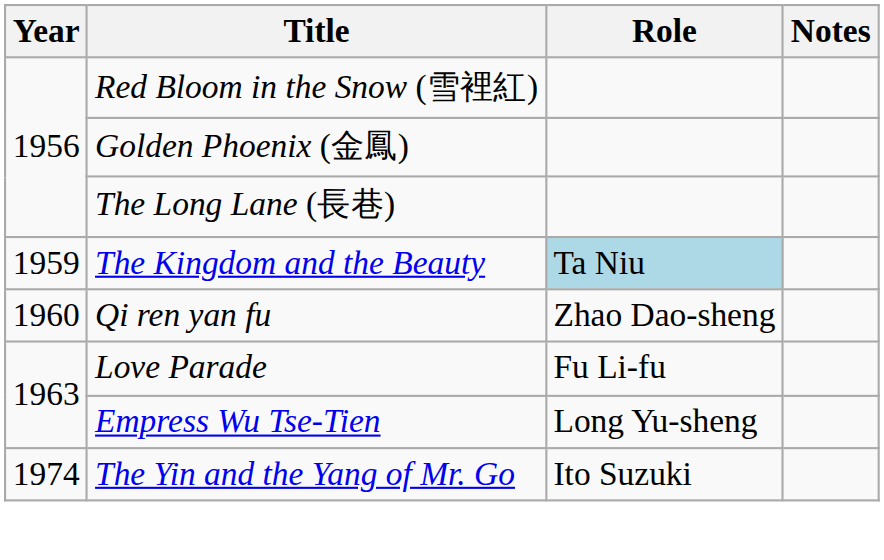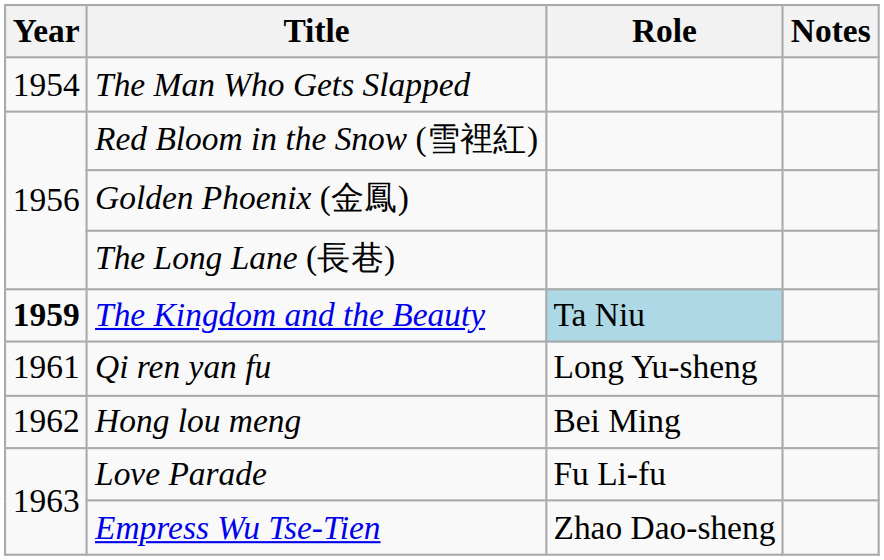+ row: (283, 84)
(46, 261) normal -> (46, 314) bold
(46, 314) 1960 -> (46, 368) 1961
(664, 314) Zhao Dao-sheng -> (655, 368) Long Yu-sheng
+ row: (198, 421)
(655, 421) Long Yu-sheng -> (664, 527) Zhao Dao-sheng
- row: (305, 474)
